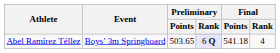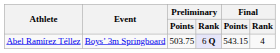(182, 41) 503.65 -> (182, 41) 503.75
(236, 41) 541.18 -> (236, 41) 543.15
